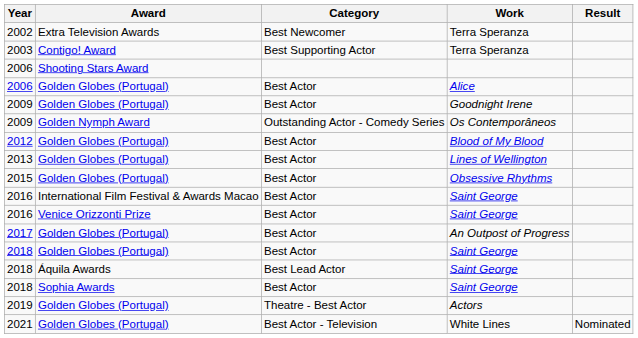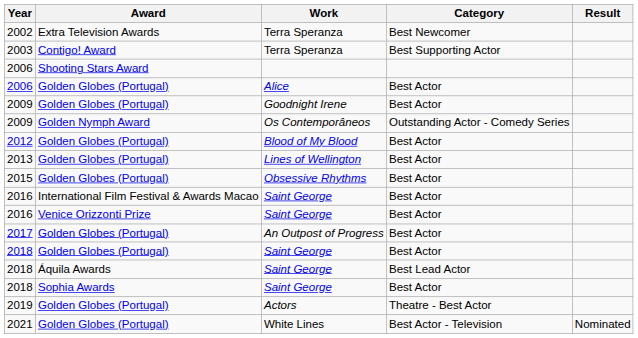columns swapped: (354, 13) <-> (510, 13)
